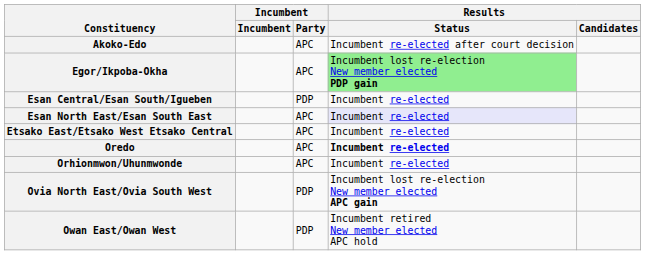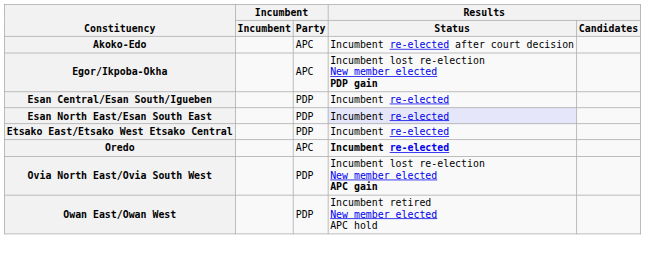(408, 72) lightgreen background -> (408, 72) no background
(305, 116) APC -> (305, 116) PDP
(305, 132) APC -> (305, 132) PDP
- row: (120, 164)
